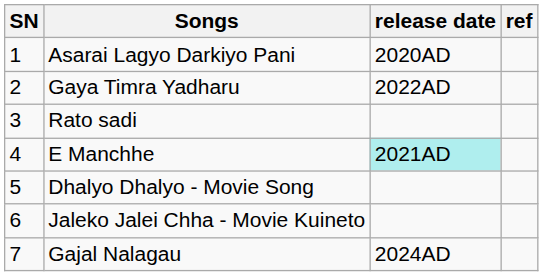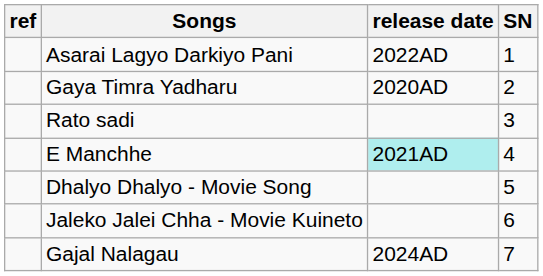columns swapped: (24, 21) <-> (519, 21)
(413, 54) 2020AD -> (410, 54) 2022AD
(413, 87) 2022AD -> (410, 87) 2020AD
